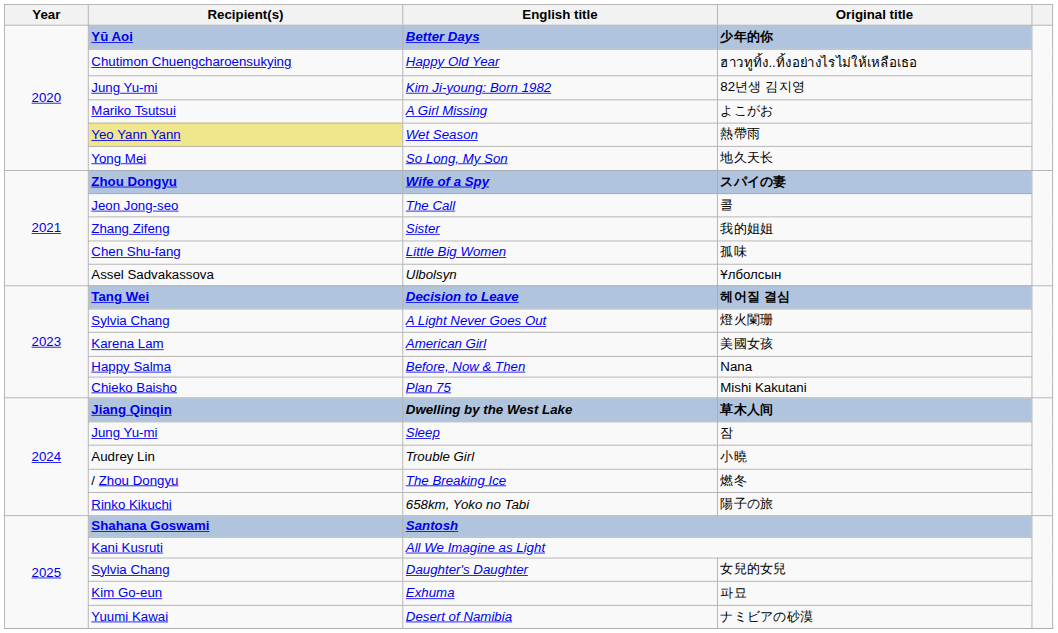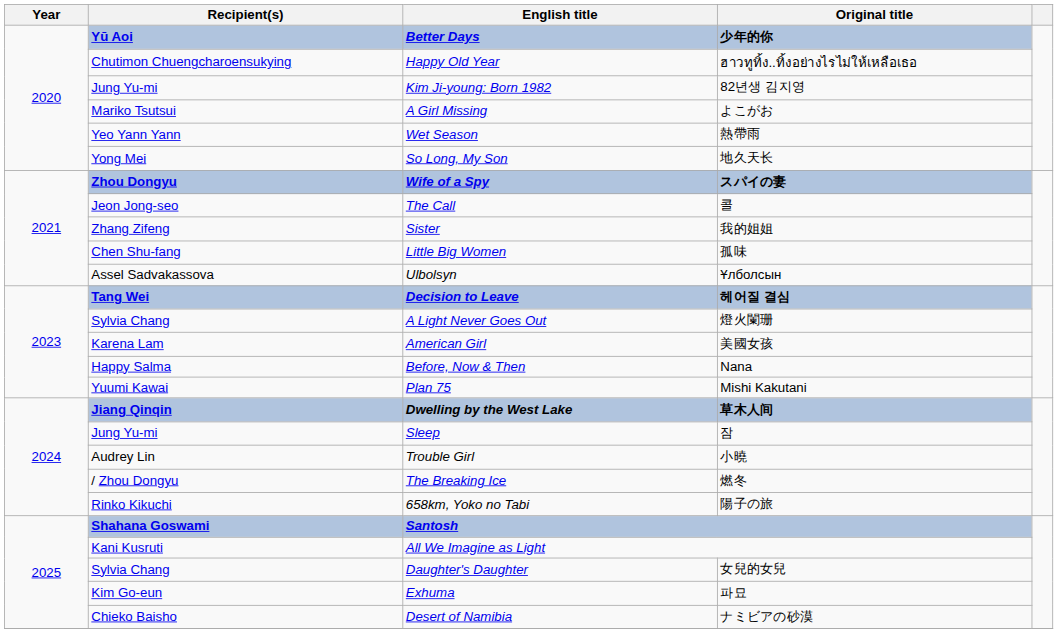(136, 134) khaki background -> (136, 134) no background
(134, 387) Chieko Baisho -> (130, 387) Yuumi Kawai
(130, 616) Yuumi Kawai -> (134, 616) Chieko Baisho
